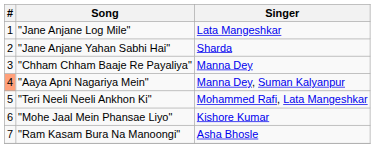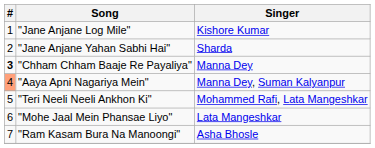(239, 31) Lata Mangeshkar -> (233, 31) Kishore Kumar
(10, 65) normal -> (10, 65) bold
(233, 117) Kishore Kumar -> (239, 117) Lata Mangeshkar
